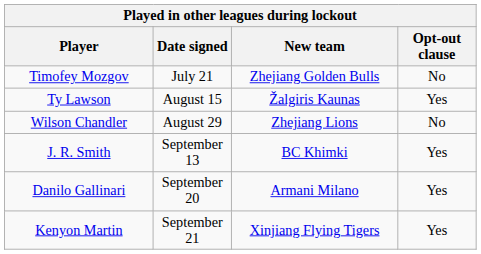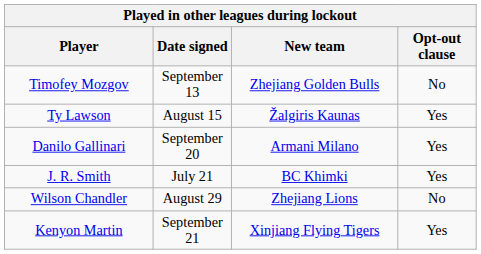(192, 76) July 21 -> (192, 84) September 13
rows swapped: (79, 122) <-> (79, 191)
(192, 152) September 13 -> (192, 176) July 21
